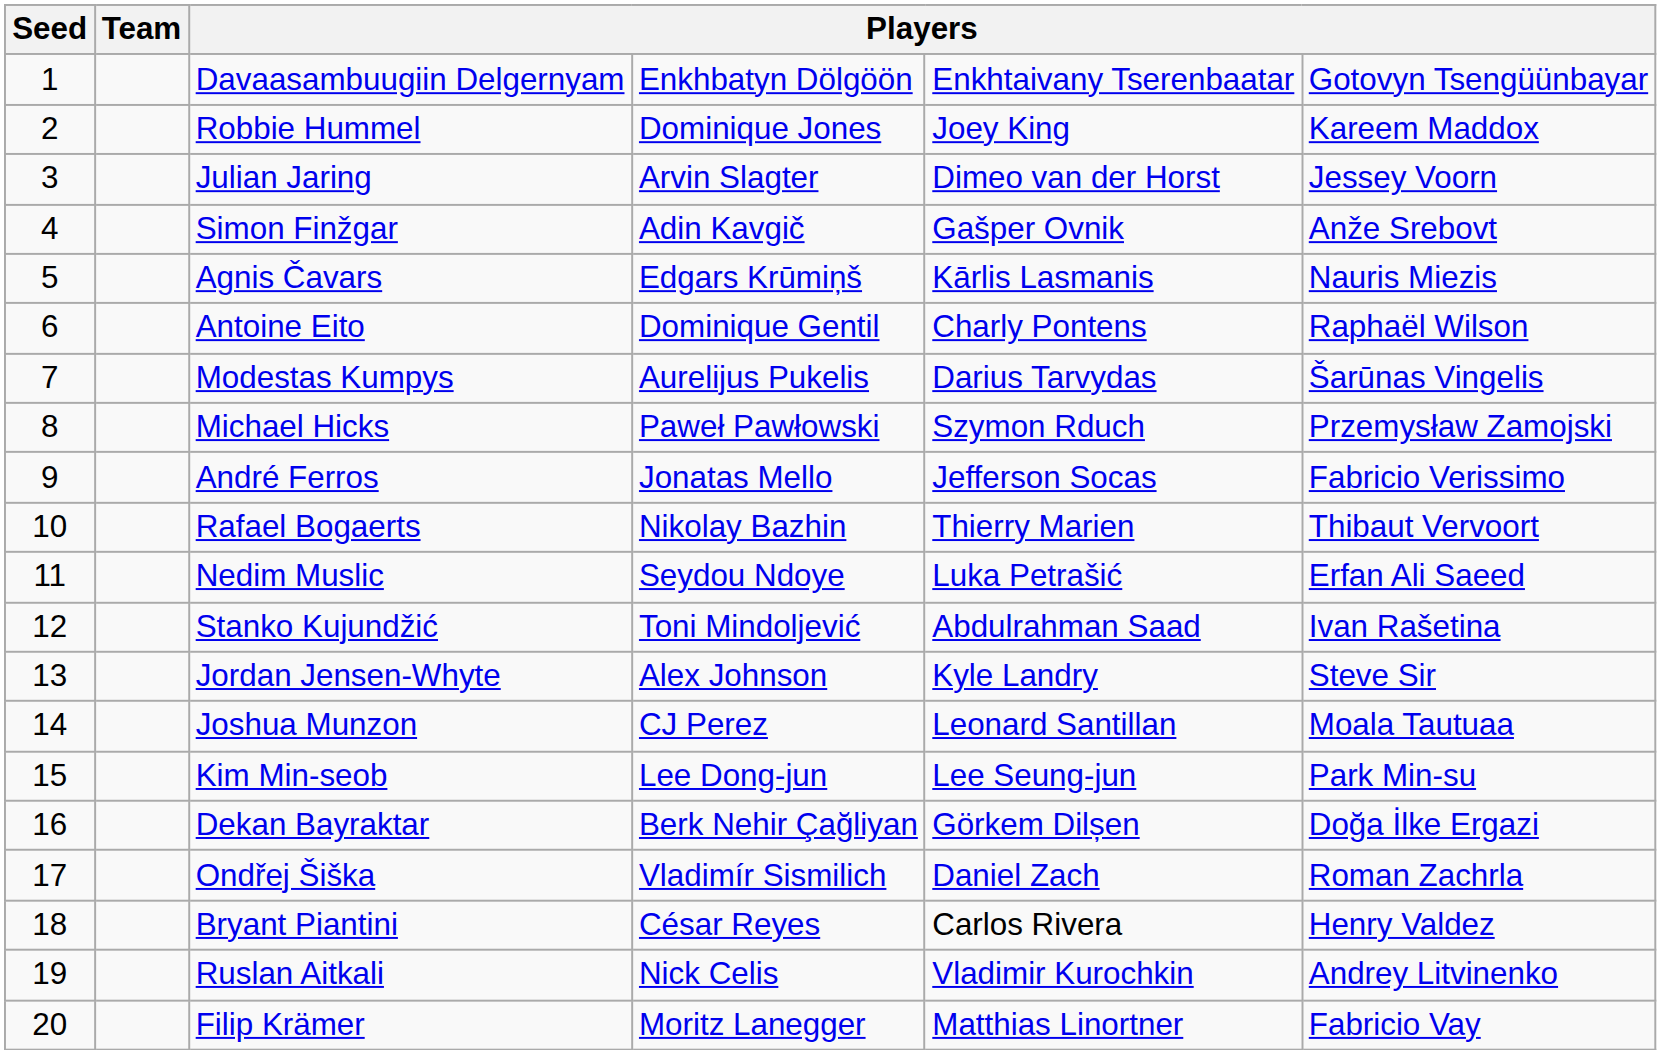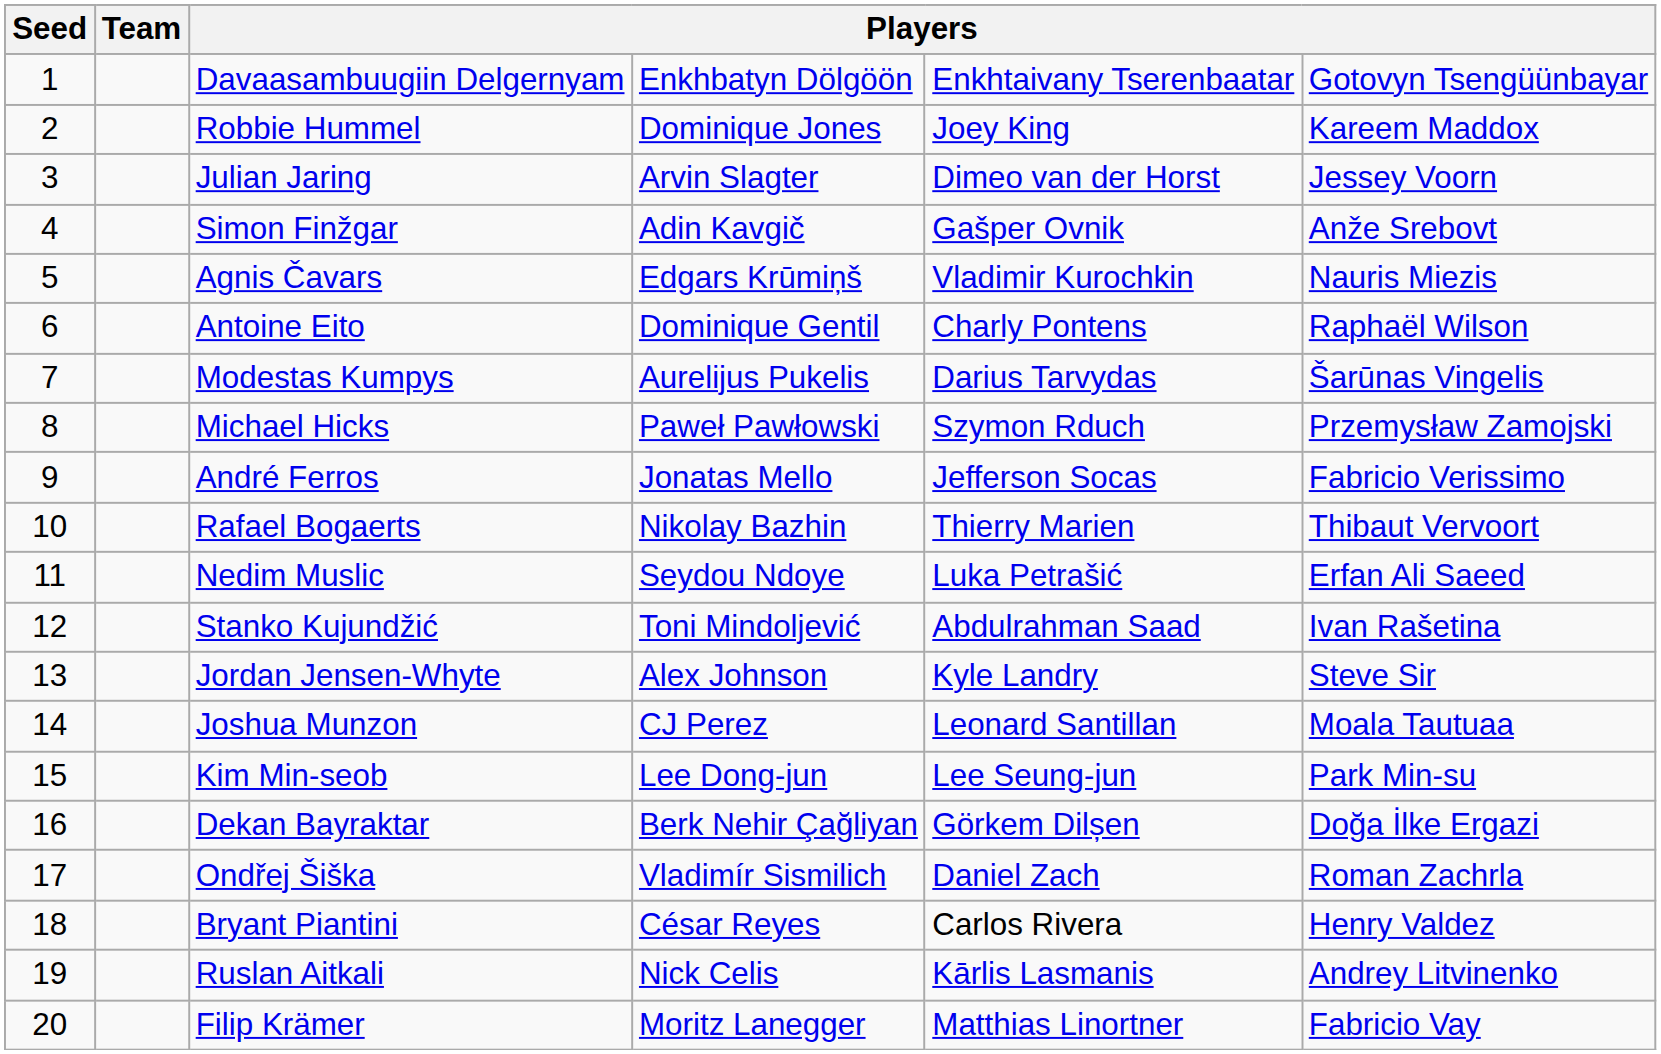(1043, 278) Kārlis Lasmanis -> (1063, 278) Vladimir Kurochkin
(1063, 974) Vladimir Kurochkin -> (1043, 974) Kārlis Lasmanis
